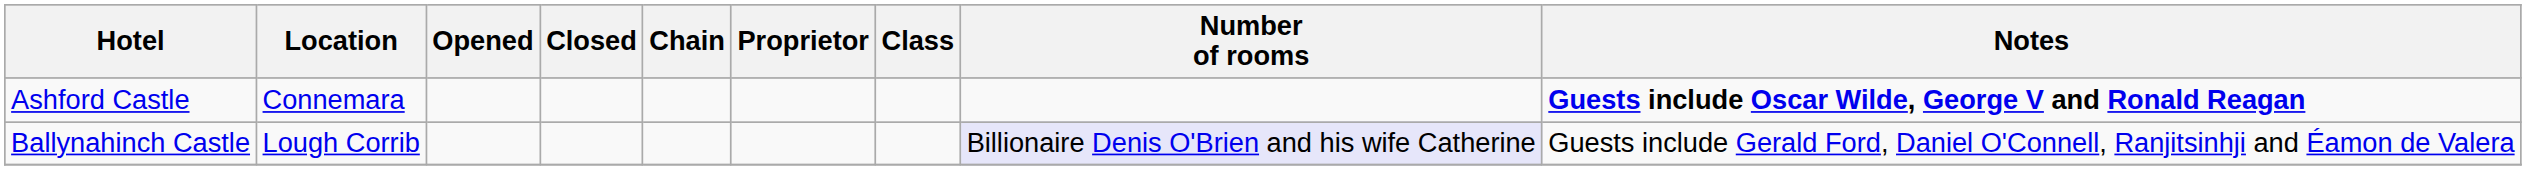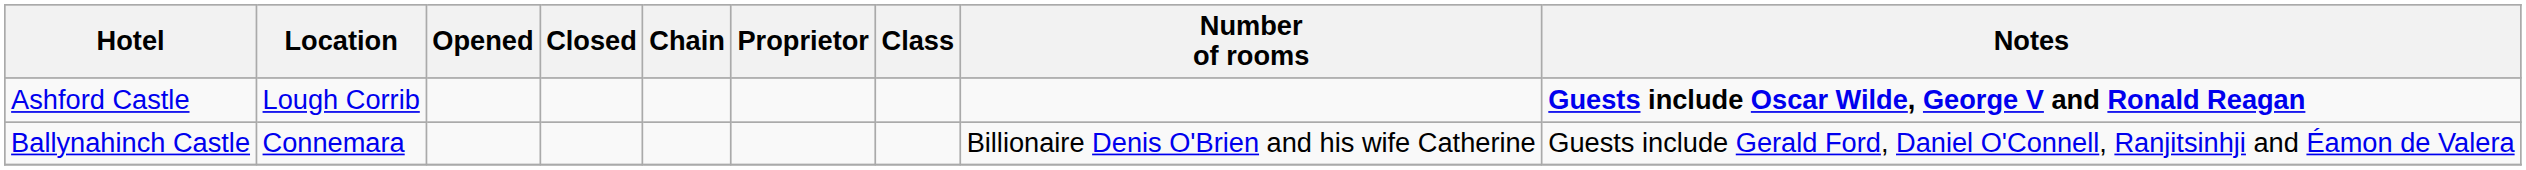(334, 99) Connemara -> (341, 99) Lough Corrib
(341, 142) Lough Corrib -> (334, 142) Connemara
(1251, 142) lavender background -> (1251, 142) no background
